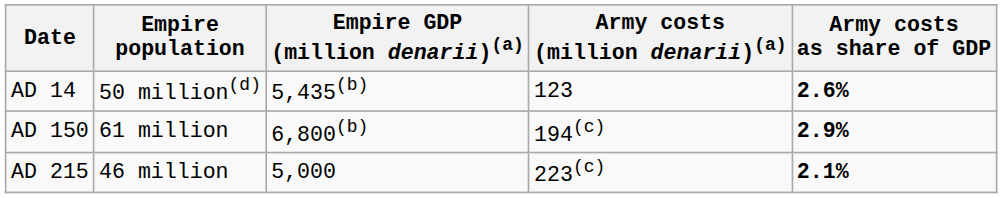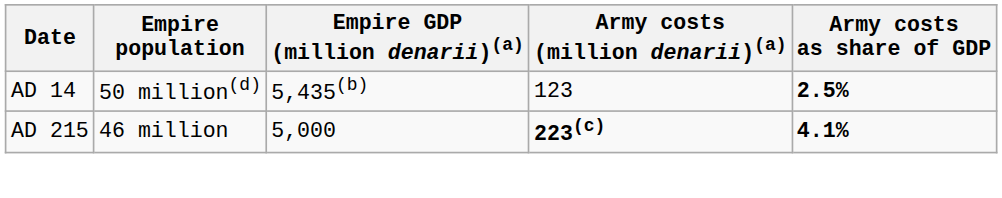(823, 91) 2.6% -> (823, 91) 2.5%
- row: (50, 131)
(570, 172) normal -> (570, 131) bold
(823, 172) 2.1% -> (823, 131) 4.1%
